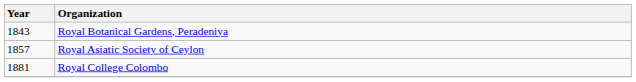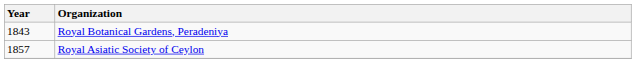- row: (113, 67)
